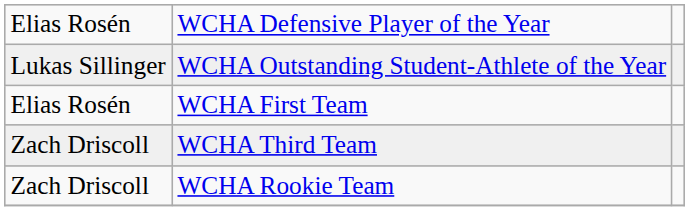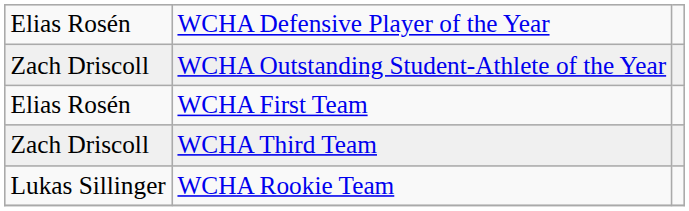(88, 64) Lukas Sillinger -> (80, 64) Zach Driscoll
(80, 184) Zach Driscoll -> (88, 184) Lukas Sillinger
